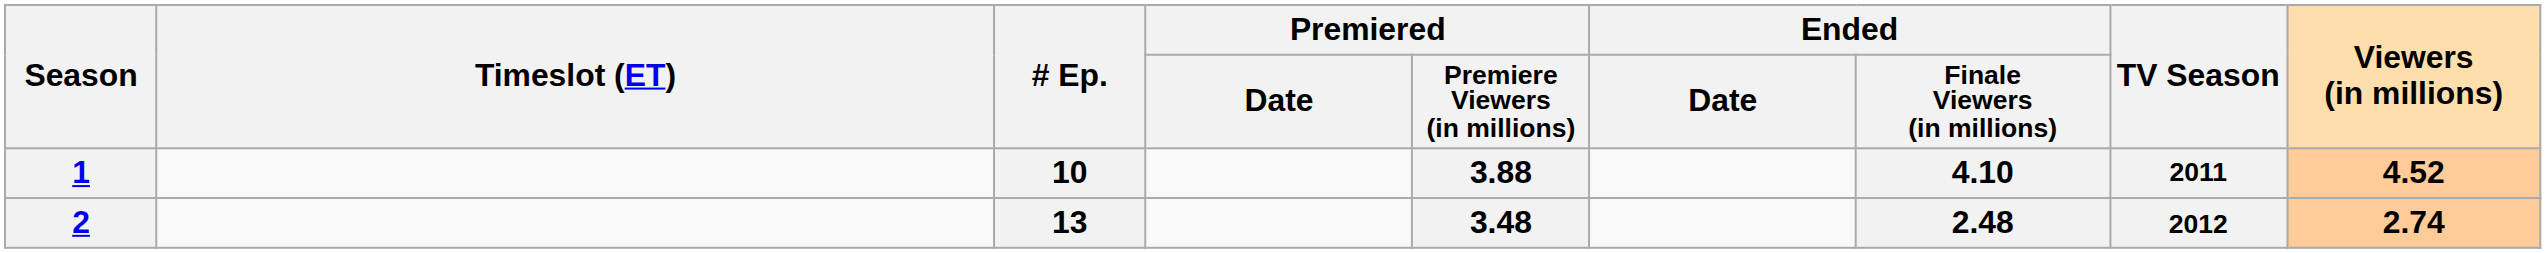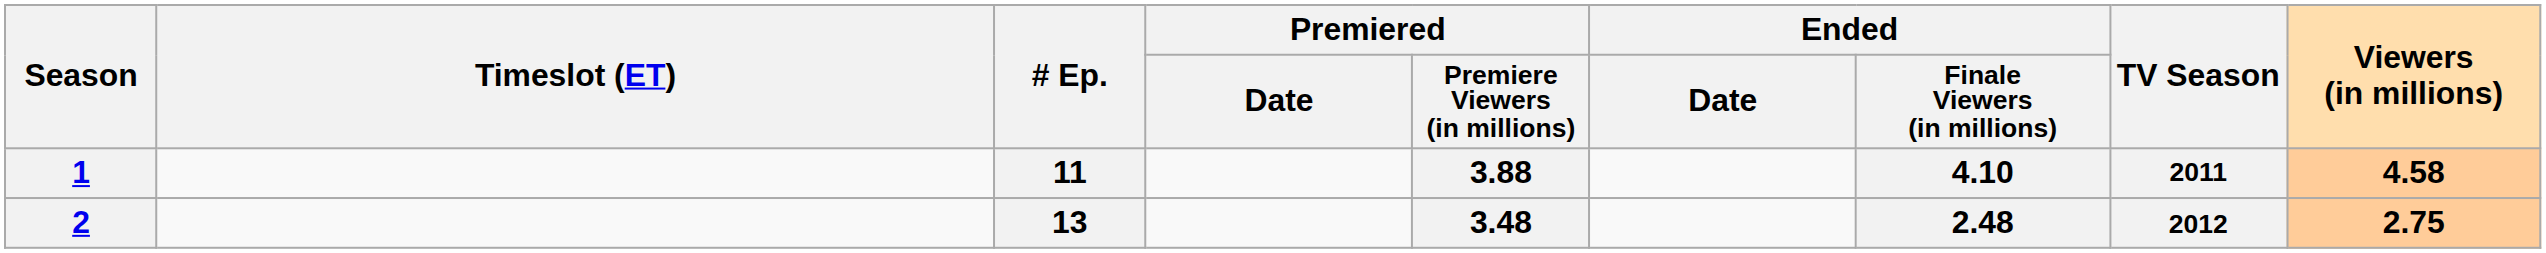(1070, 172) 10 -> (1070, 172) 11
(2414, 172) 4.52 -> (2414, 172) 4.58
(2414, 222) 2.74 -> (2414, 222) 2.75
